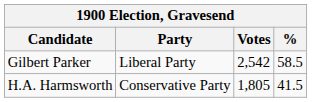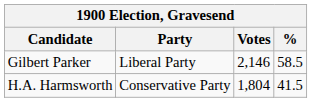(254, 62) 2,542 -> (254, 62) 2,146
(254, 85) 1,805 -> (254, 85) 1,804
